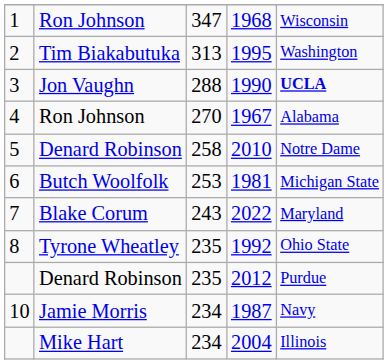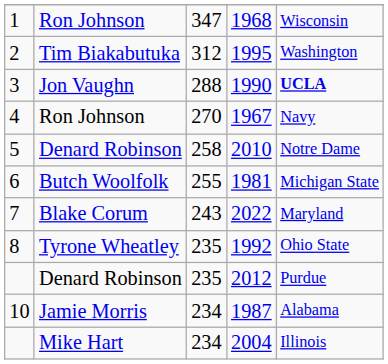(206, 52) 313 -> (206, 52) 312
(310, 117) Alabama -> (298, 117) Navy
(206, 181) 253 -> (206, 181) 255
(298, 310) Navy -> (310, 310) Alabama
